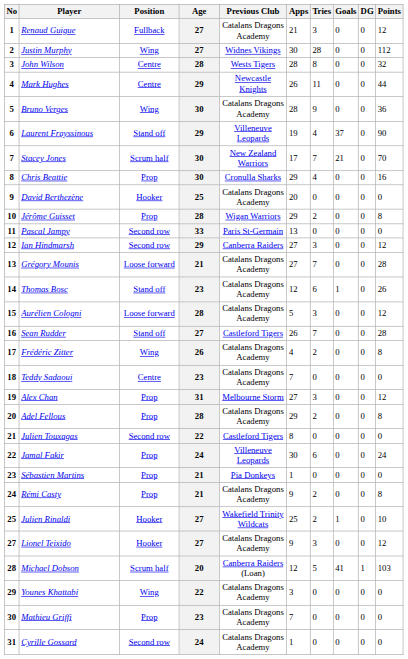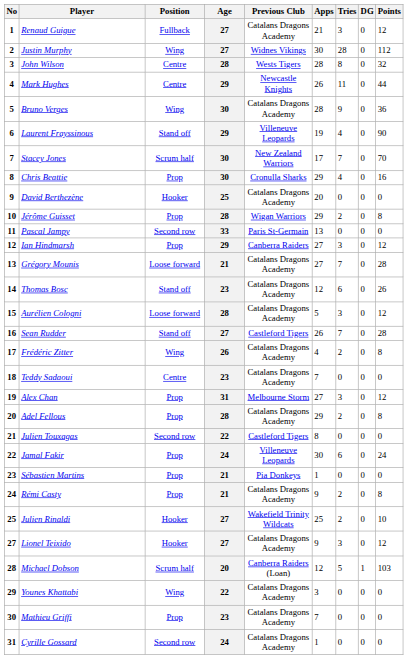- column: (346, 11)
(149, 245) Second row -> (175, 245) Prop
